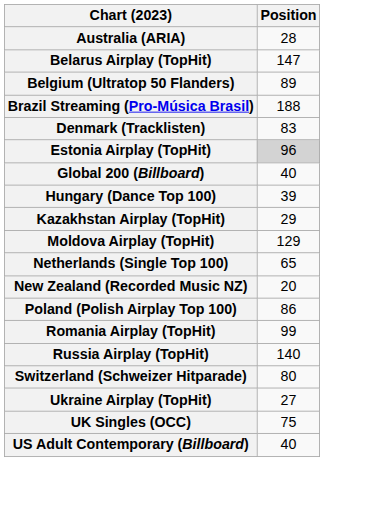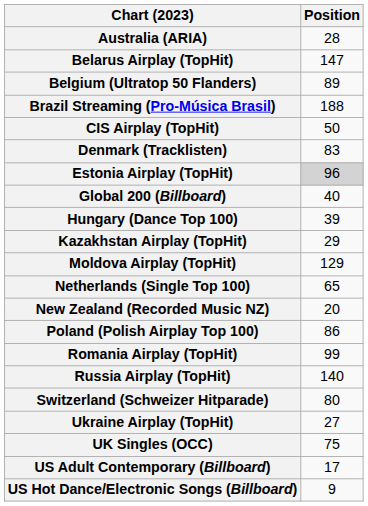+ row: (153, 128)
(288, 444) 40 -> (332, 467) 17
+ row: (153, 490)
